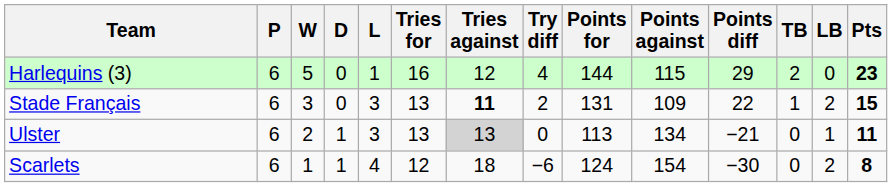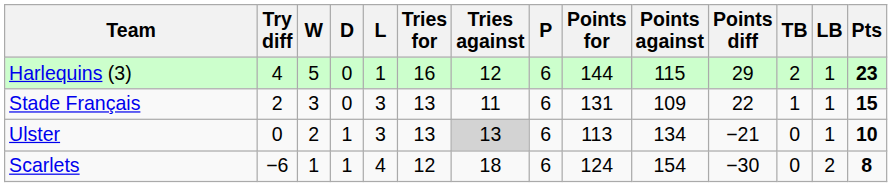columns swapped: (274, 30) <-> (543, 30)
(830, 72) 0 -> (830, 72) 1
(484, 103) bold -> (490, 103) normal
(830, 103) 2 -> (830, 103) 1
(867, 134) 11 -> (867, 134) 10
